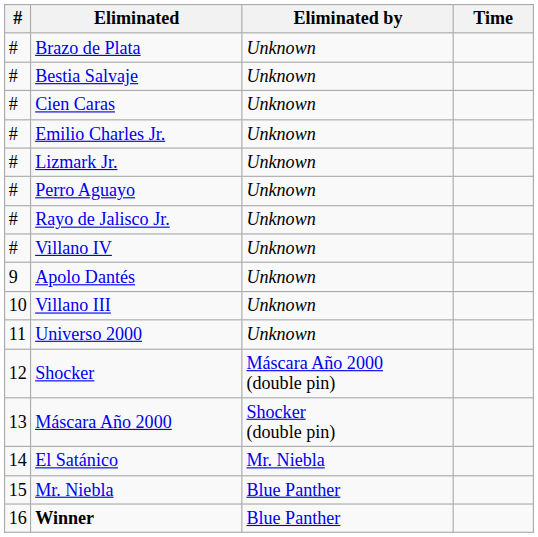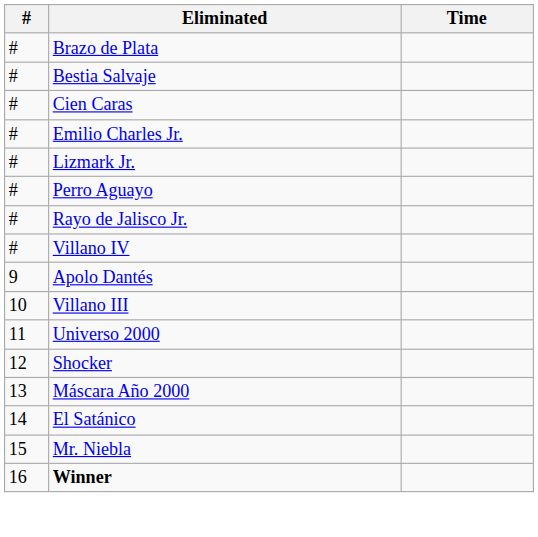- column: (348, 18)
